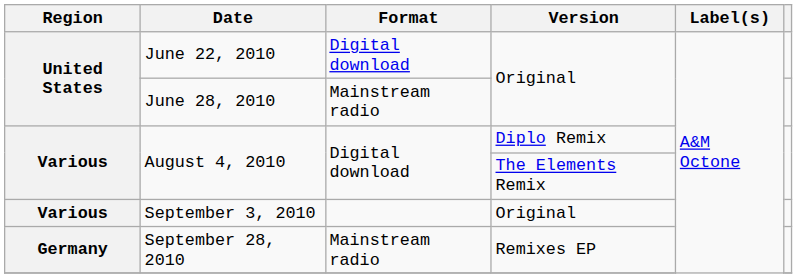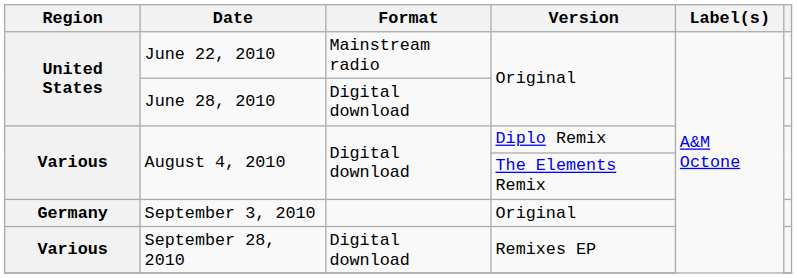(370, 55) Digital download -> (380, 55) Mainstream radio
(380, 102) Mainstream radio -> (370, 102) Digital download
(73, 213) Various -> (73, 213) Germany
(73, 250) Germany -> (73, 250) Various
(380, 250) Mainstream radio -> (370, 250) Digital download
